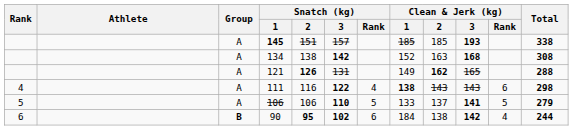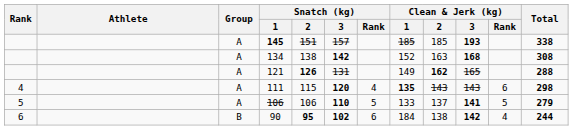(308, 87) 116 -> (308, 87) 115
(341, 87) 122 -> (341, 87) 120
(406, 87) 138 -> (406, 87) 135
(239, 117) bold -> (239, 117) normal
